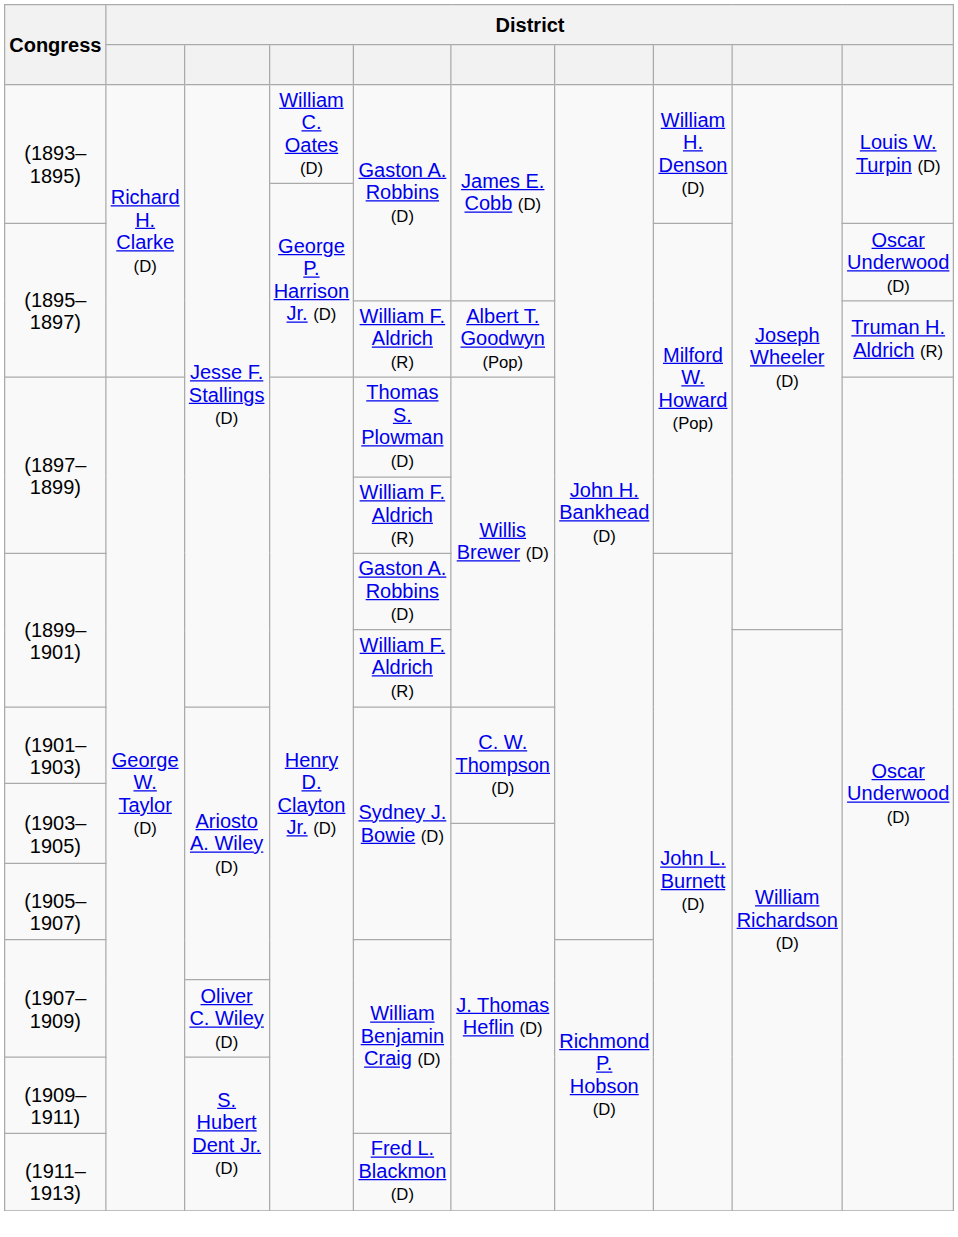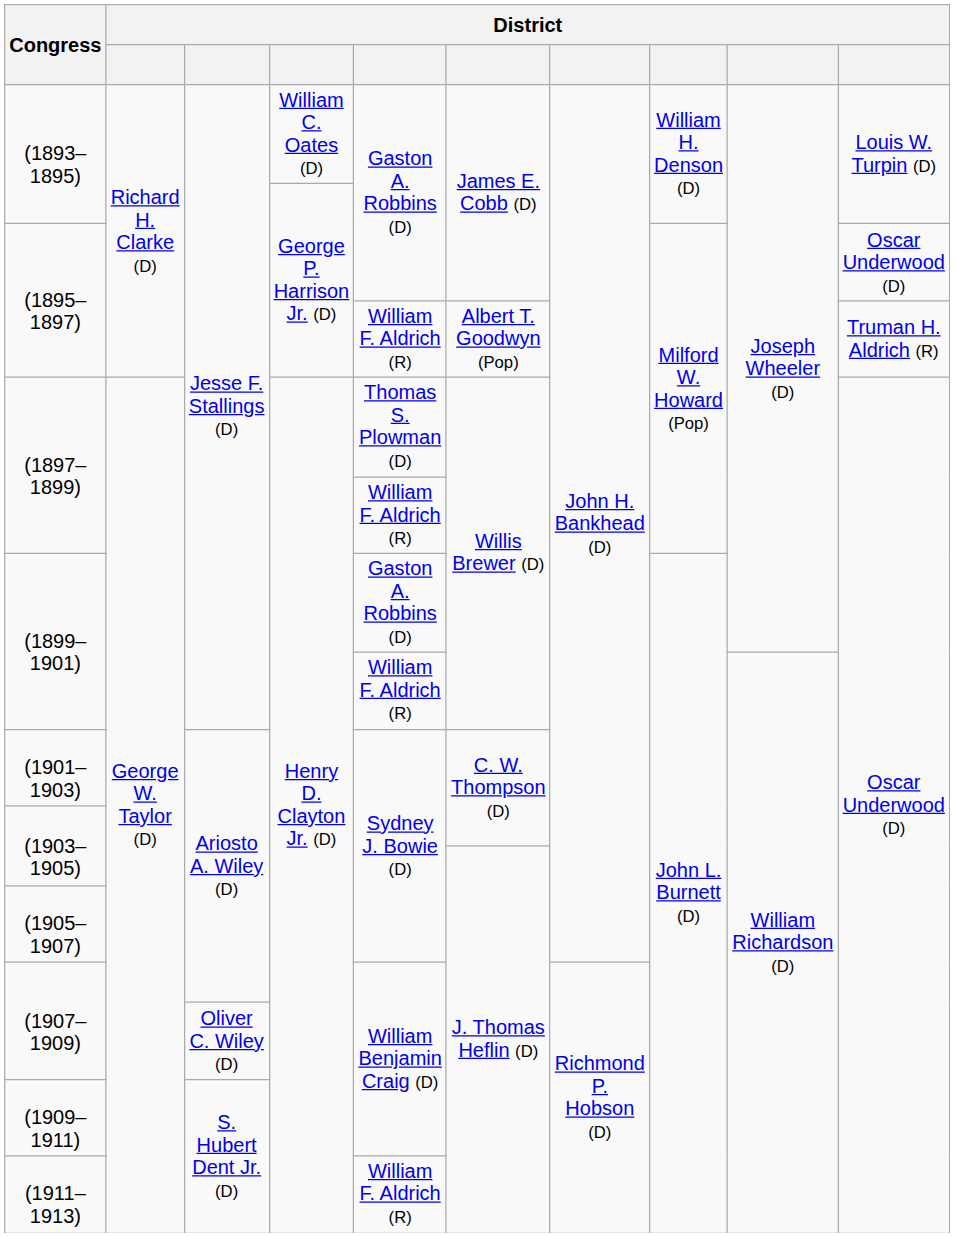(402, 1171) Fred L. Blackmon (D) -> (400, 1194) William F. Aldrich (R)
